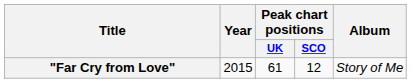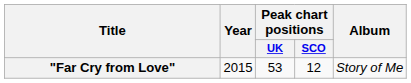(275, 68) 61 -> (275, 68) 53
